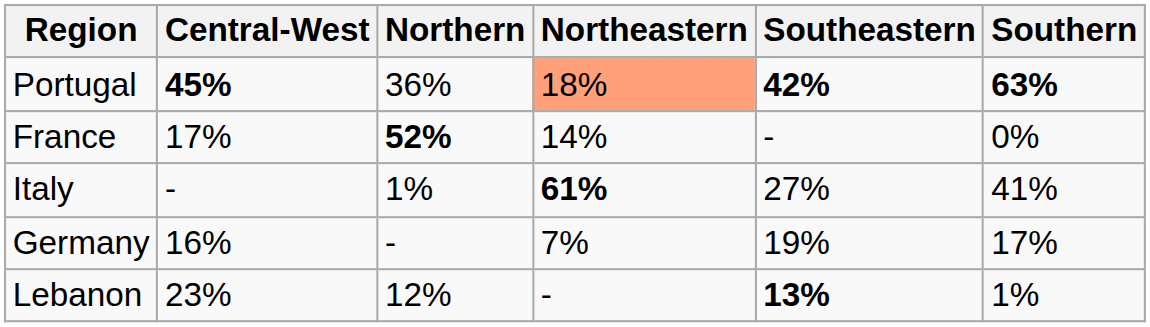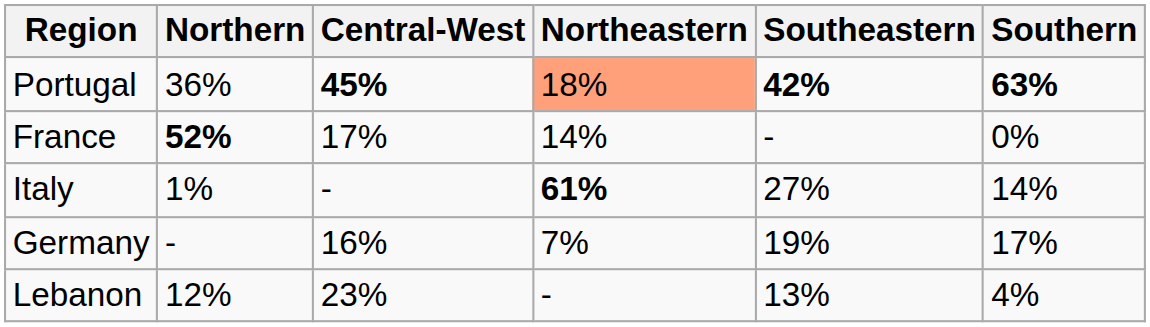columns swapped: (267, 30) <-> (455, 30)
(1025, 189) 41% -> (1025, 189) 14%
(797, 294) bold -> (797, 294) normal
(1015, 294) 1% -> (1015, 294) 4%
